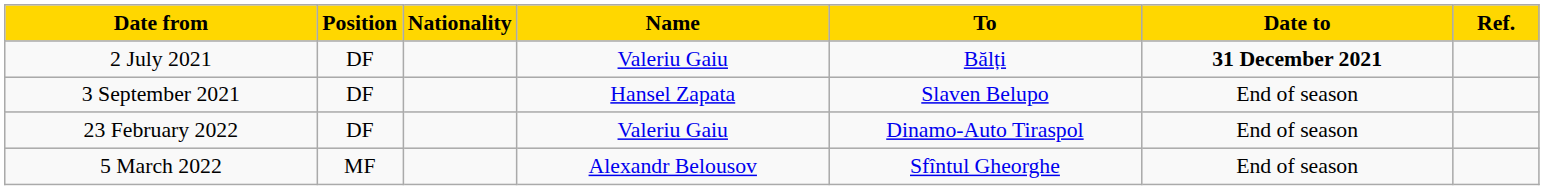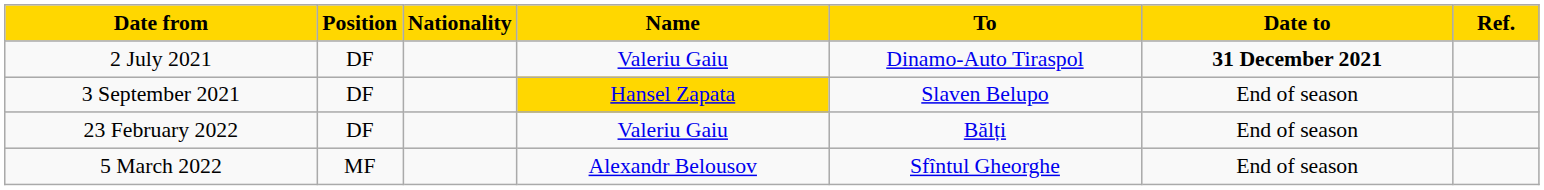(985, 58) Bălți -> (985, 58) Dinamo-Auto Tiraspol
(673, 94) no background -> (673, 94) gold background
(985, 130) Dinamo-Auto Tiraspol -> (985, 130) Bălți
